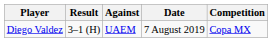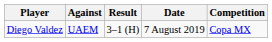columns swapped: (122, 12) <-> (84, 12)
